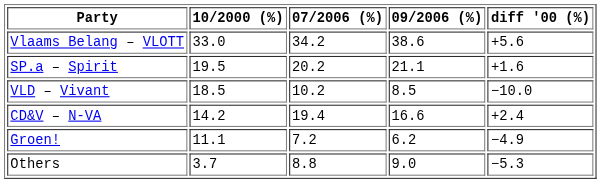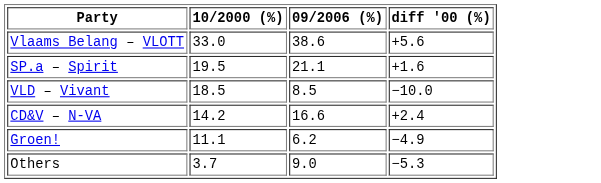- column: (337, 18)
